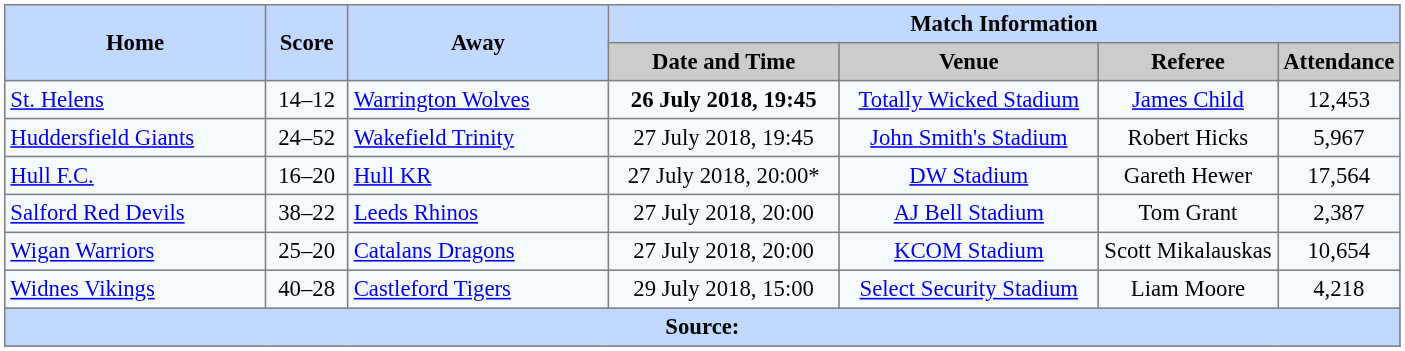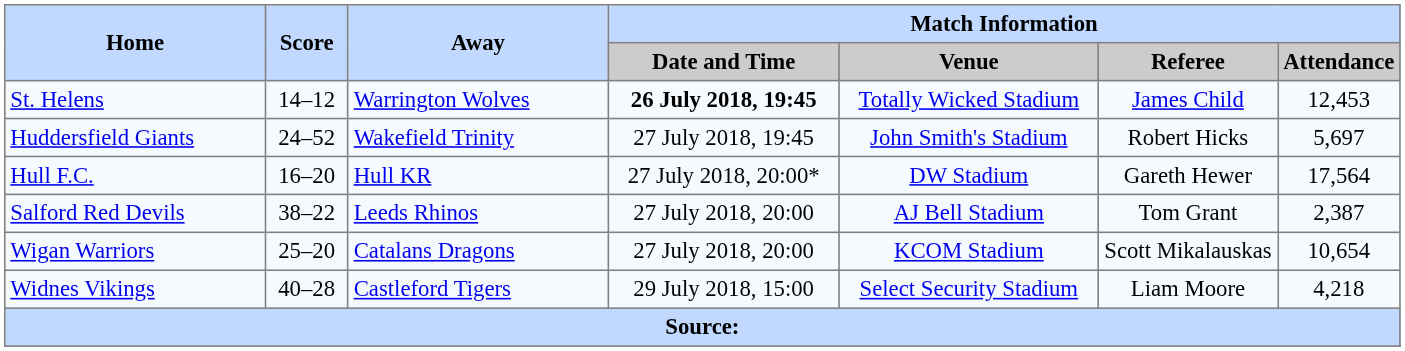(1339, 137) 5,967 -> (1339, 137) 5,697
